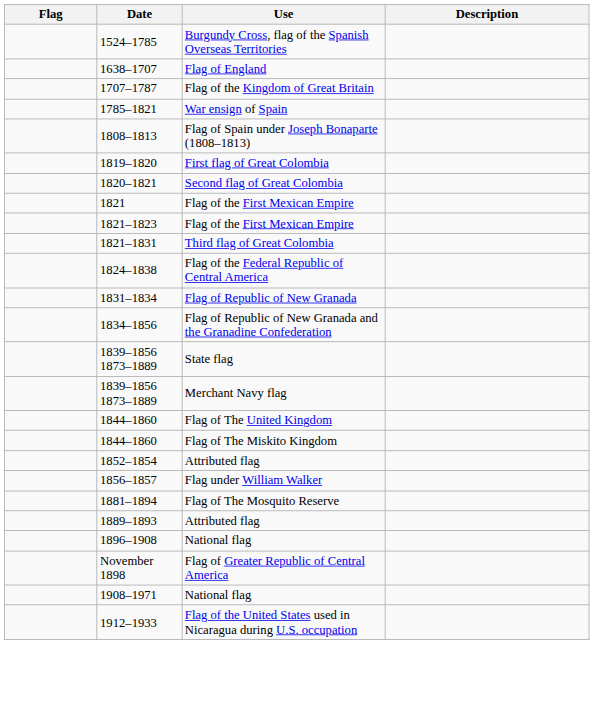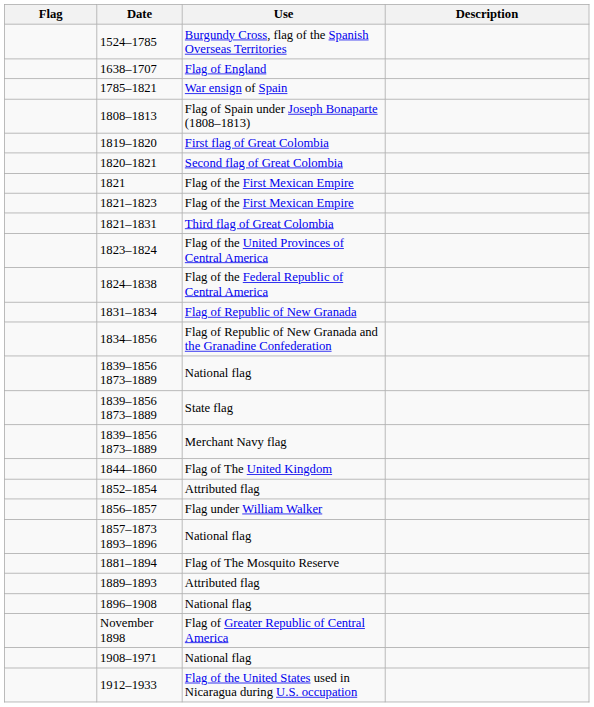- row: (128, 88)
+ row: (128, 250)
+ row: (128, 373)
- row: (128, 440)
+ row: (128, 536)
